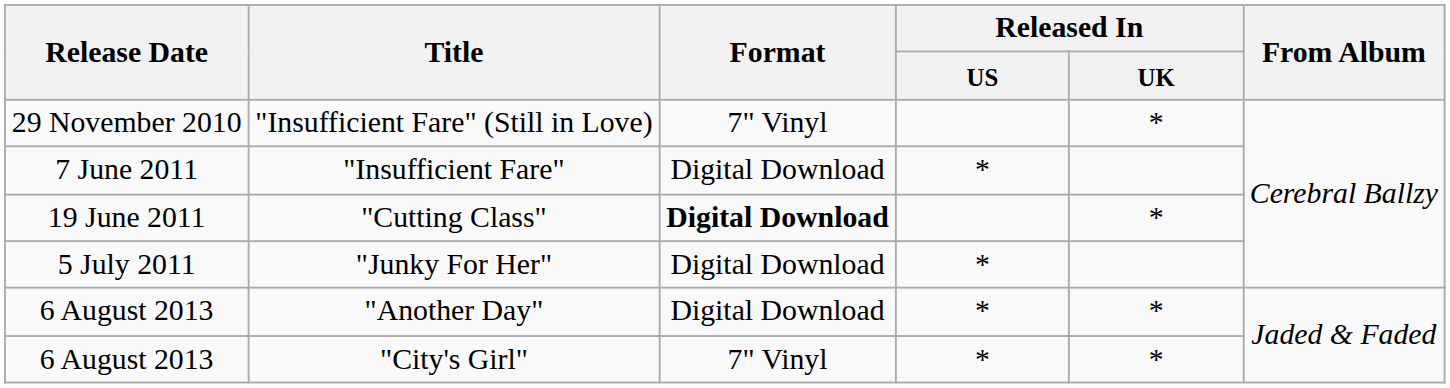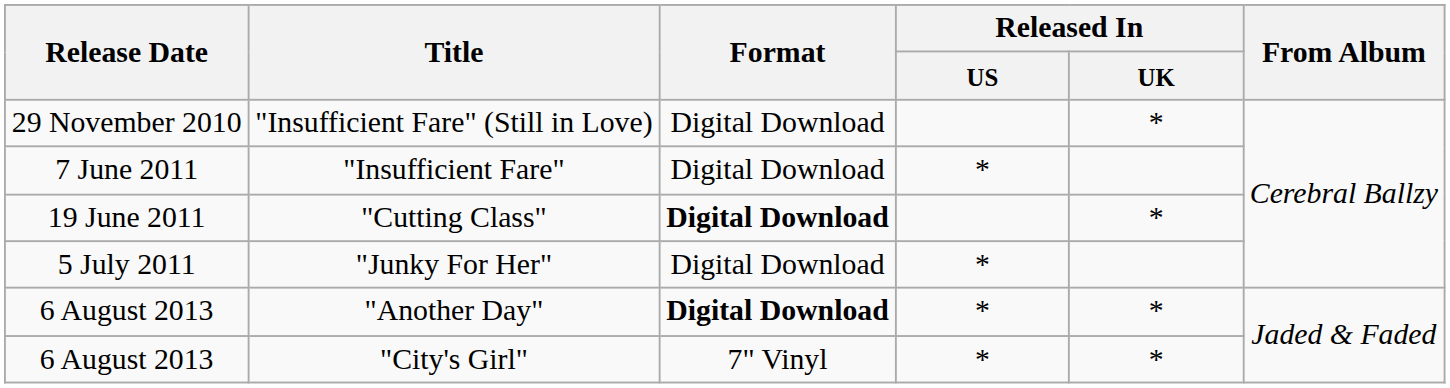(778, 122) 7" Vinyl -> (777, 122) Digital Download
(777, 311) normal -> (778, 311) bold
